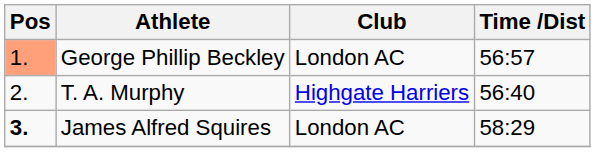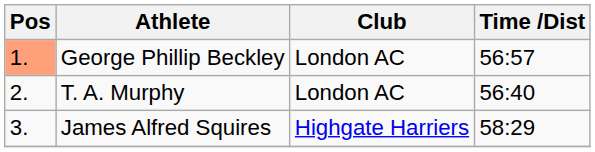(382, 92) Highgate Harriers -> (350, 92) London AC
(19, 127) bold -> (19, 127) normal
(350, 127) London AC -> (382, 127) Highgate Harriers
